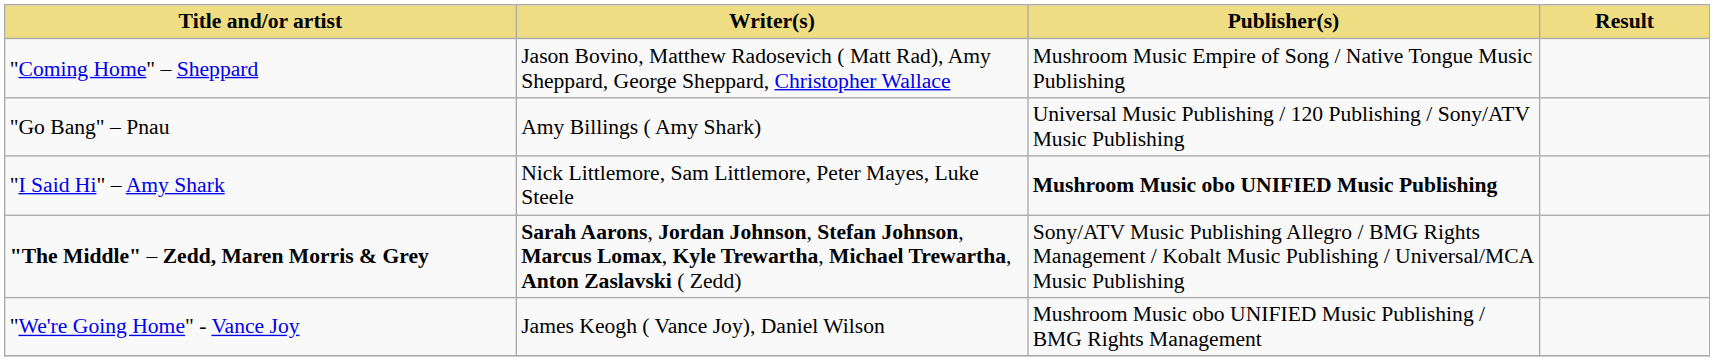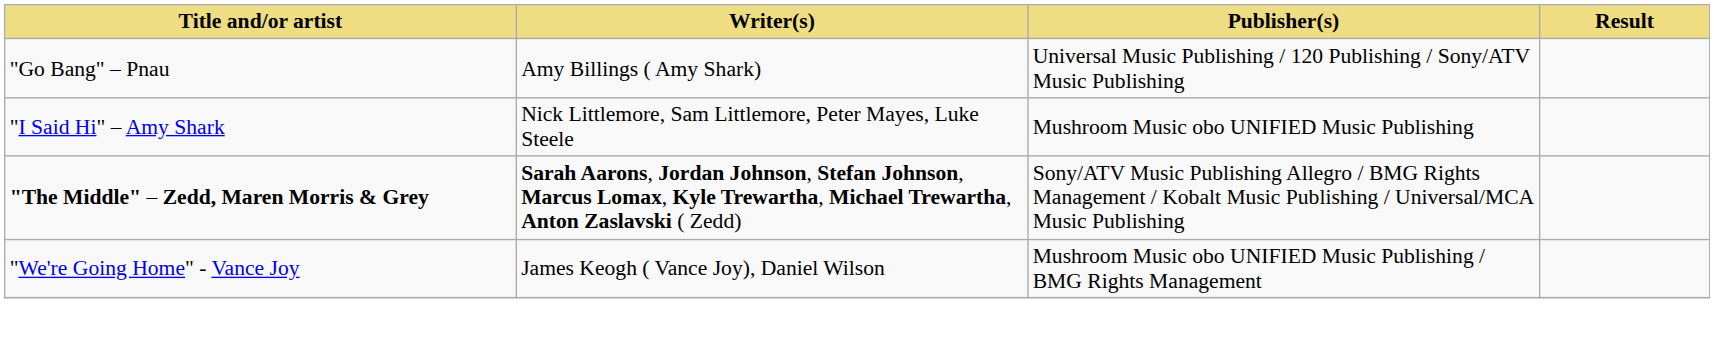- row: (134, 68)
(1265, 185) bold -> (1253, 126) normal
